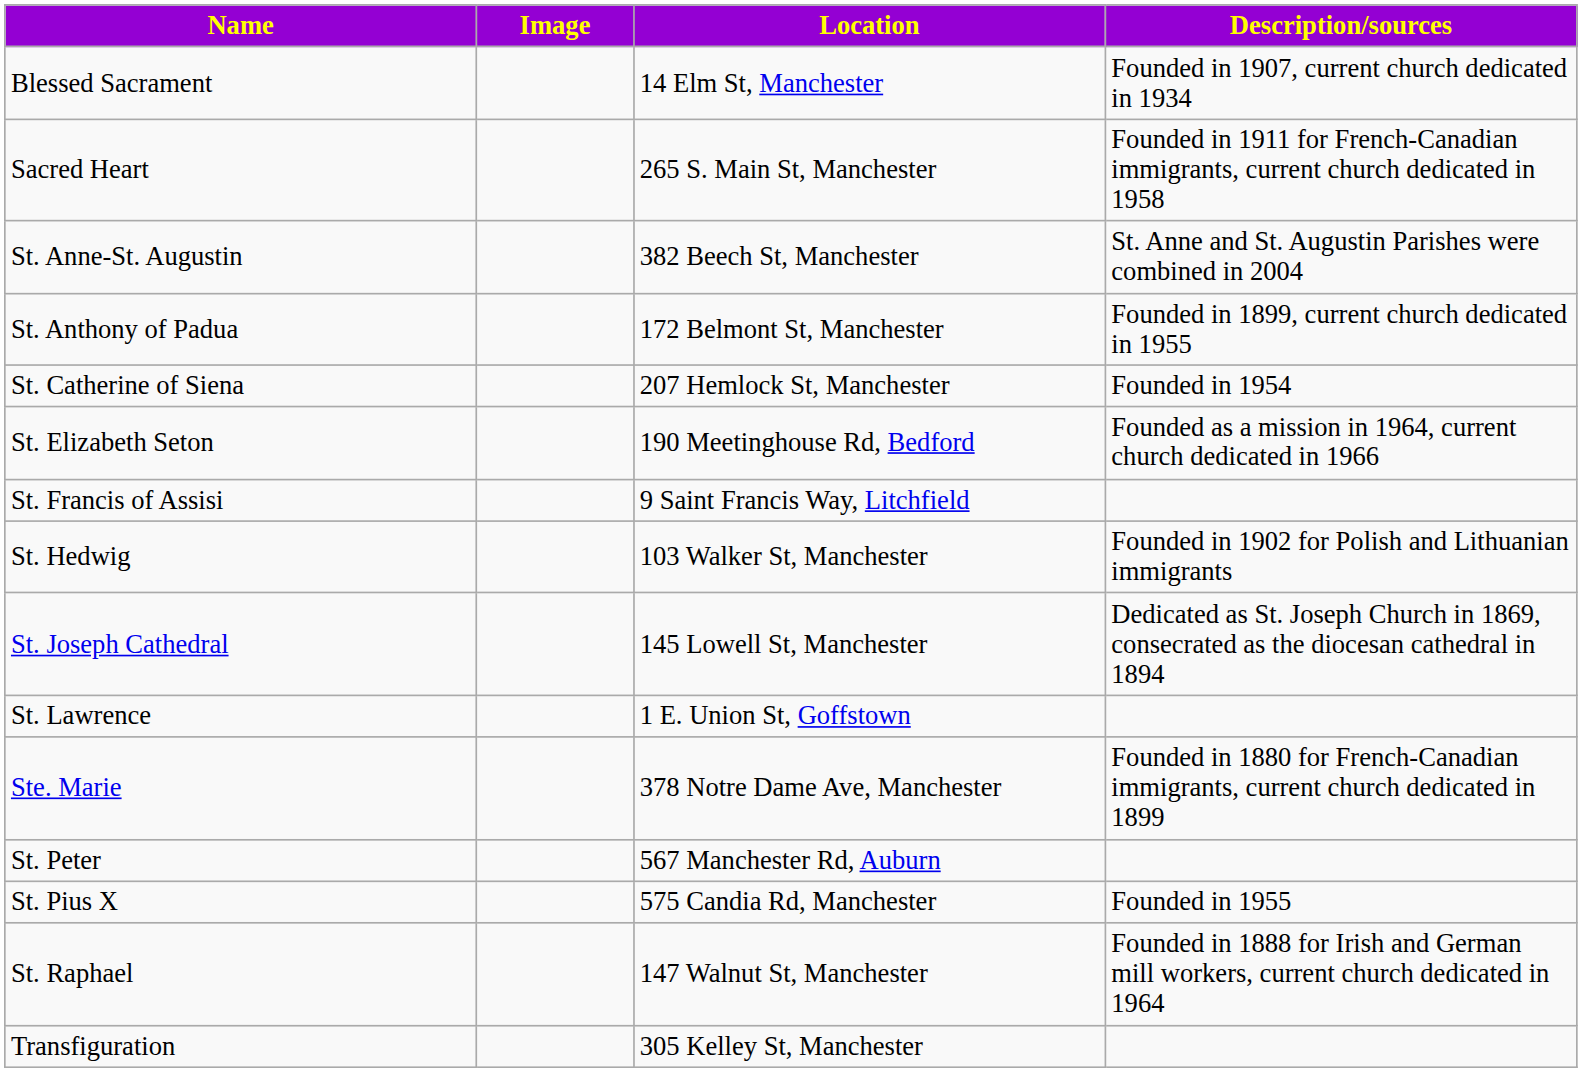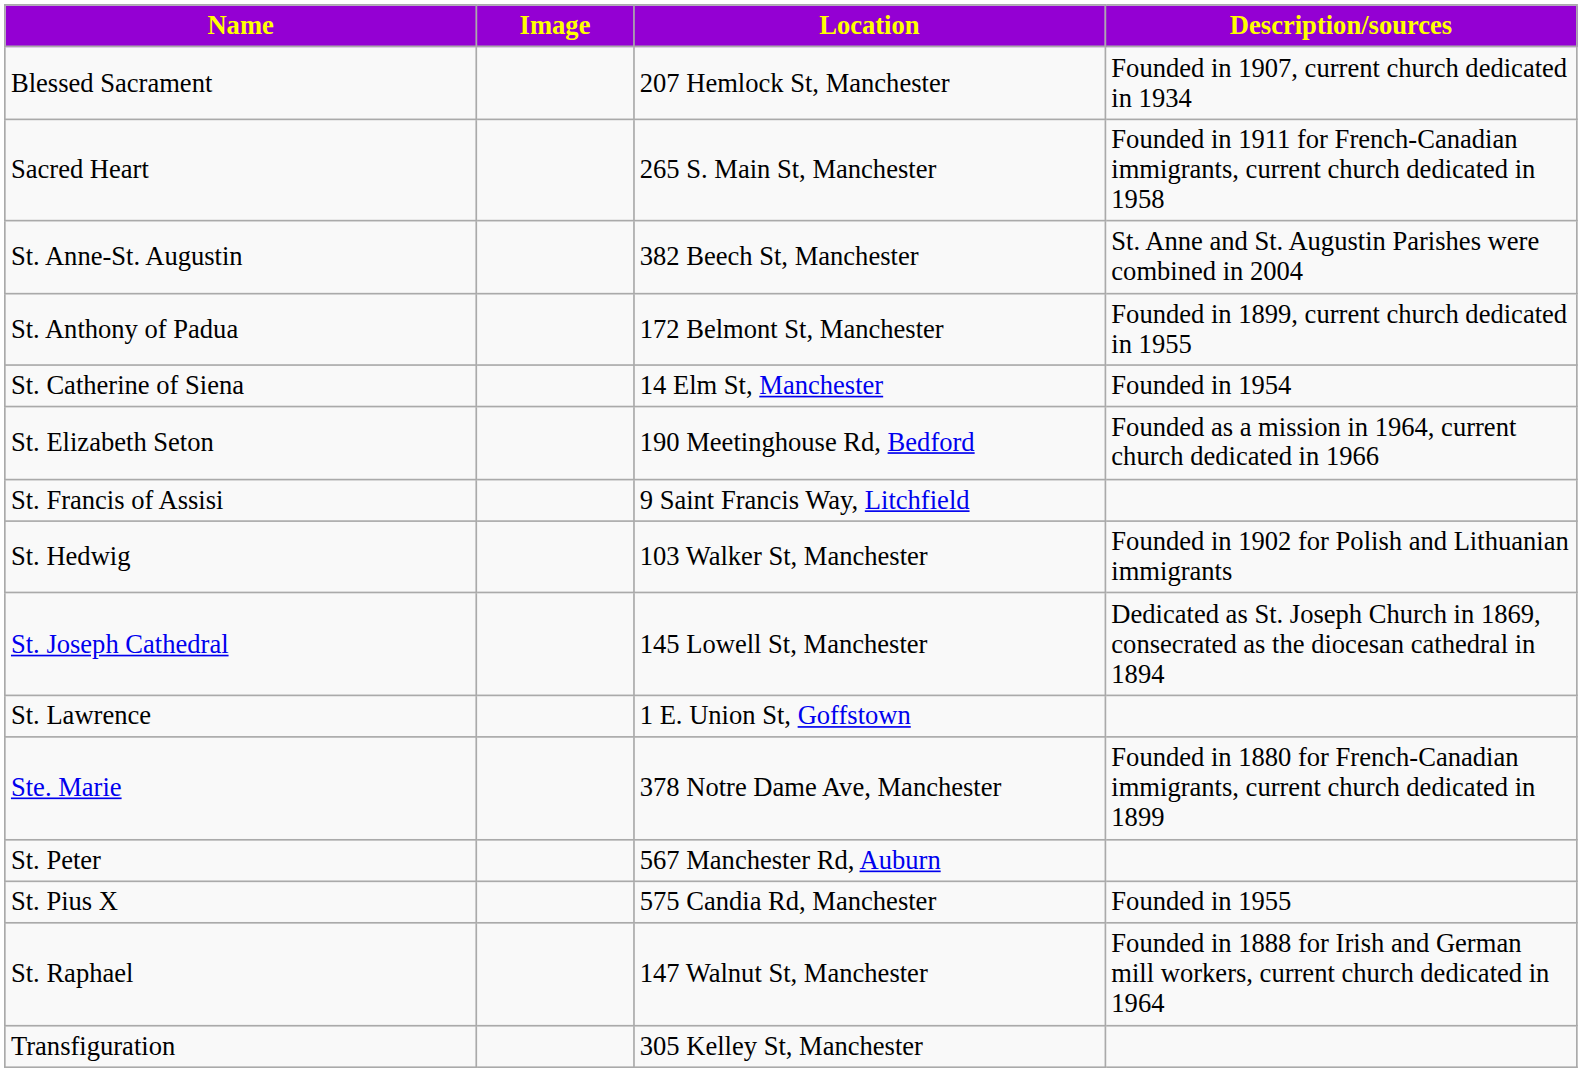(761, 82) 14 Elm St, Manchester -> (795, 82) 207 Hemlock St, Manchester
(795, 385) 207 Hemlock St, Manchester -> (761, 385) 14 Elm St, Manchester
